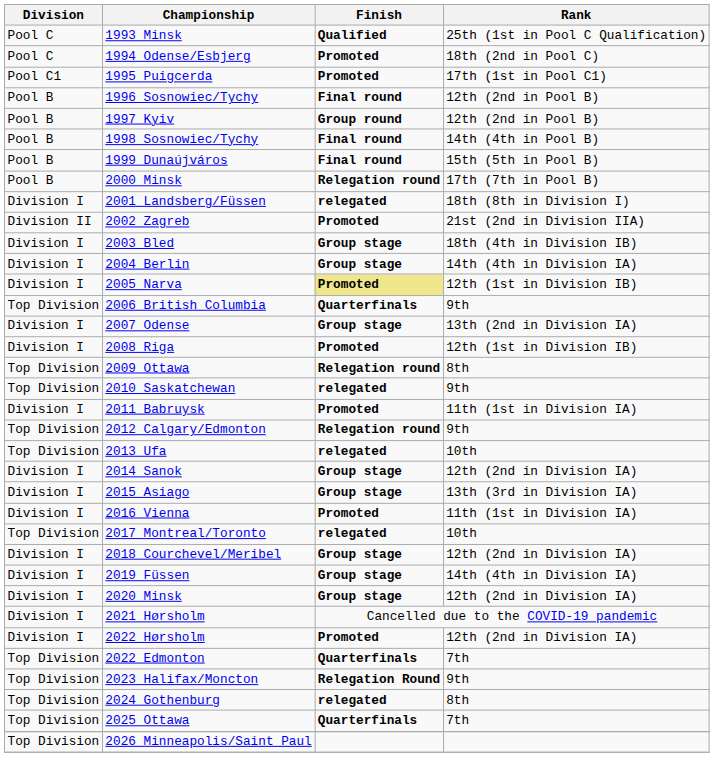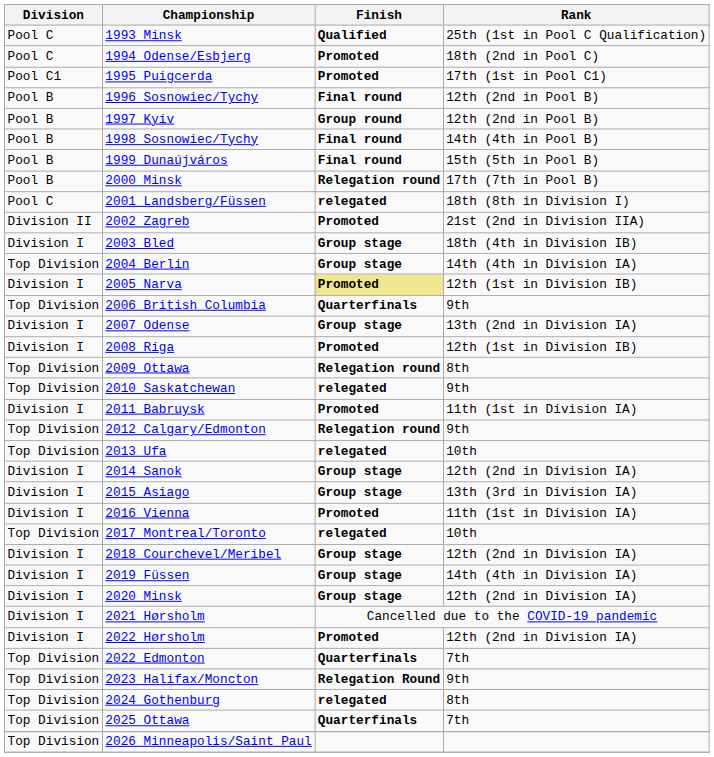(46, 202) Division I -> (30, 202) Pool C
(46, 264) Division I -> (53, 264) Top Division
